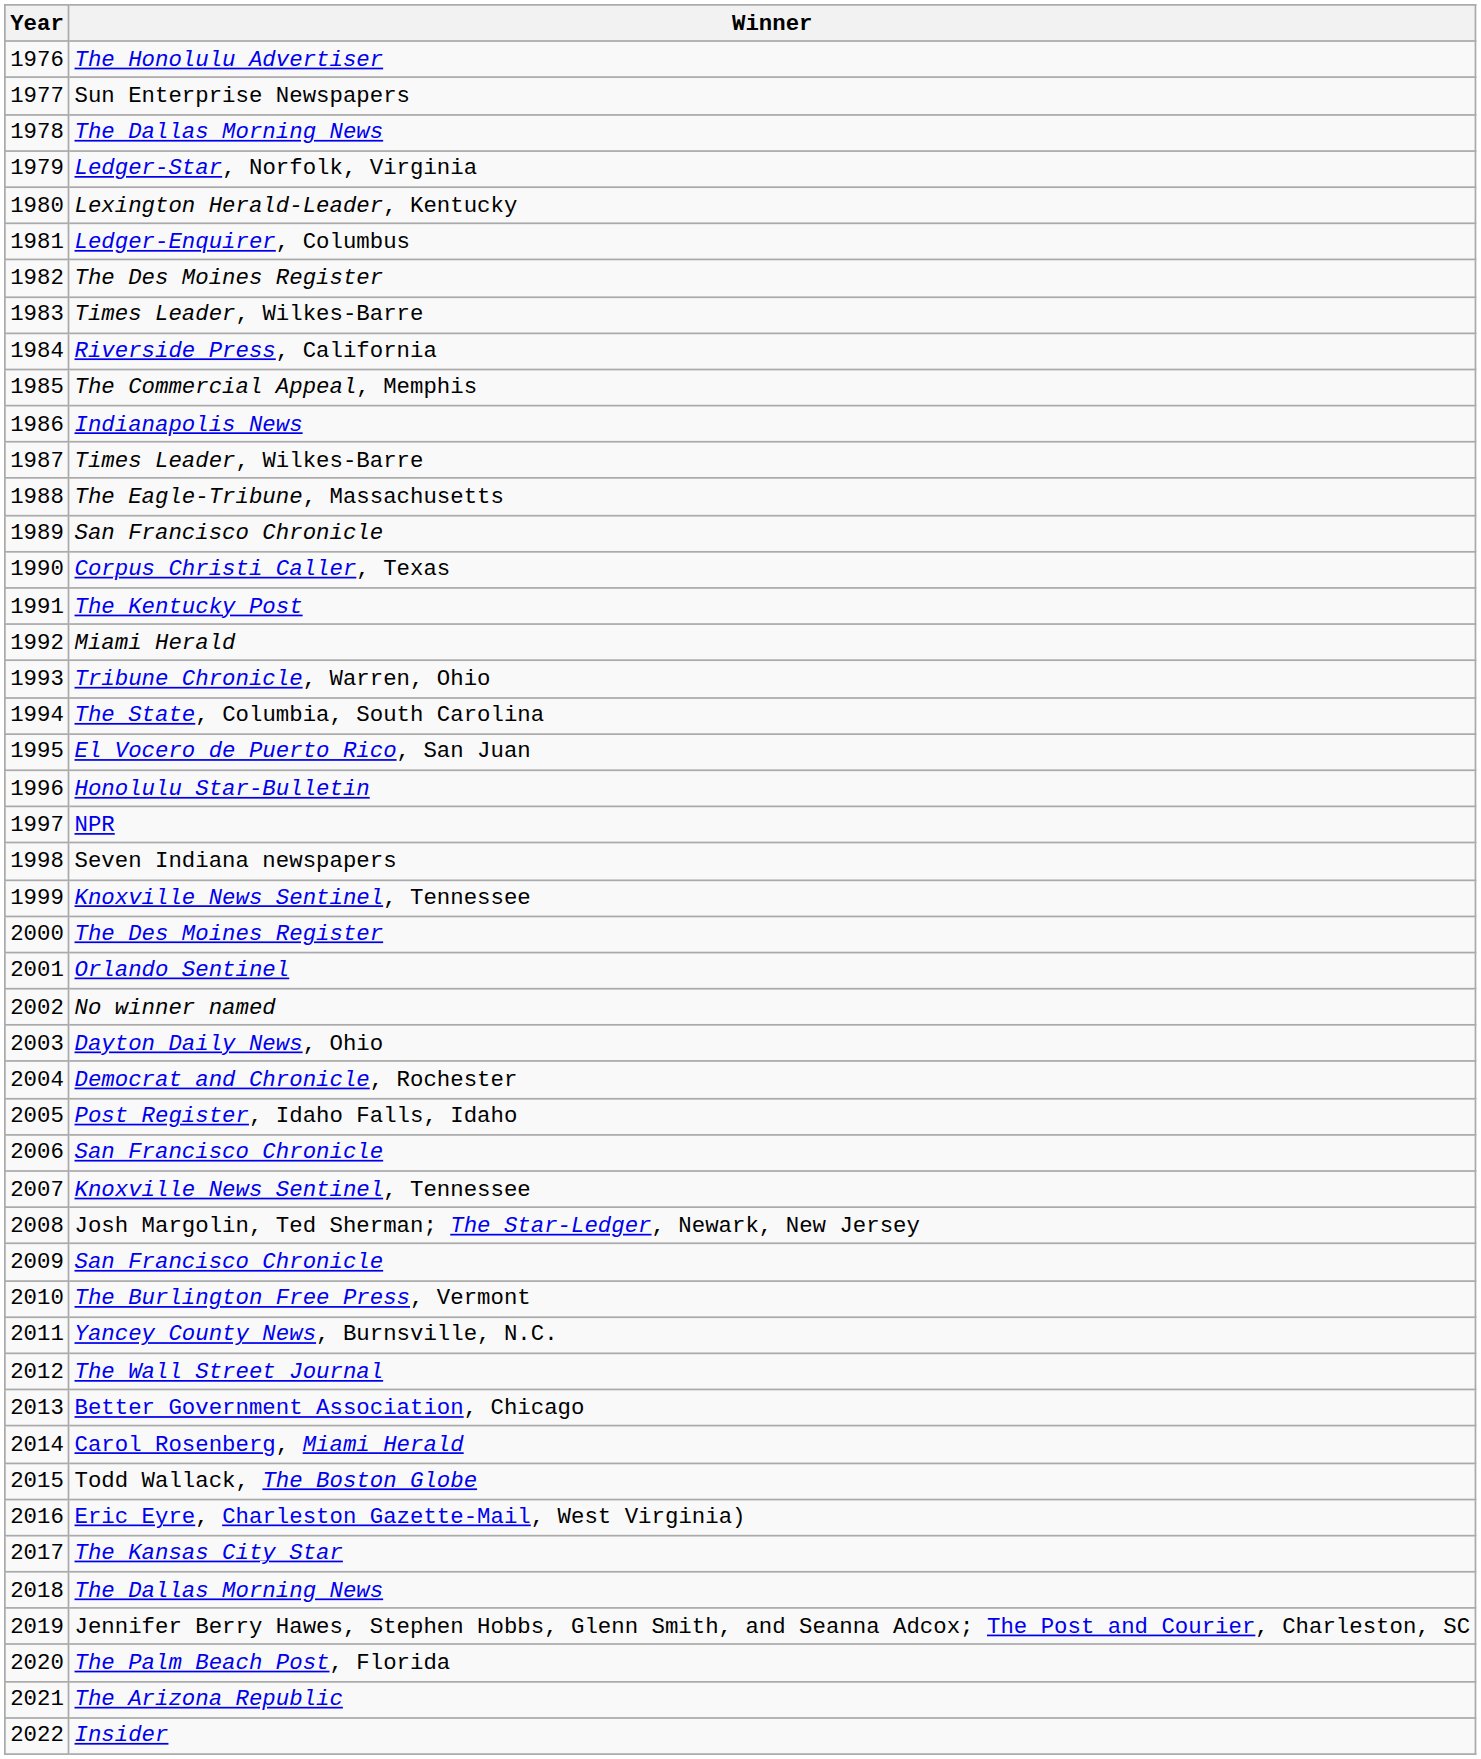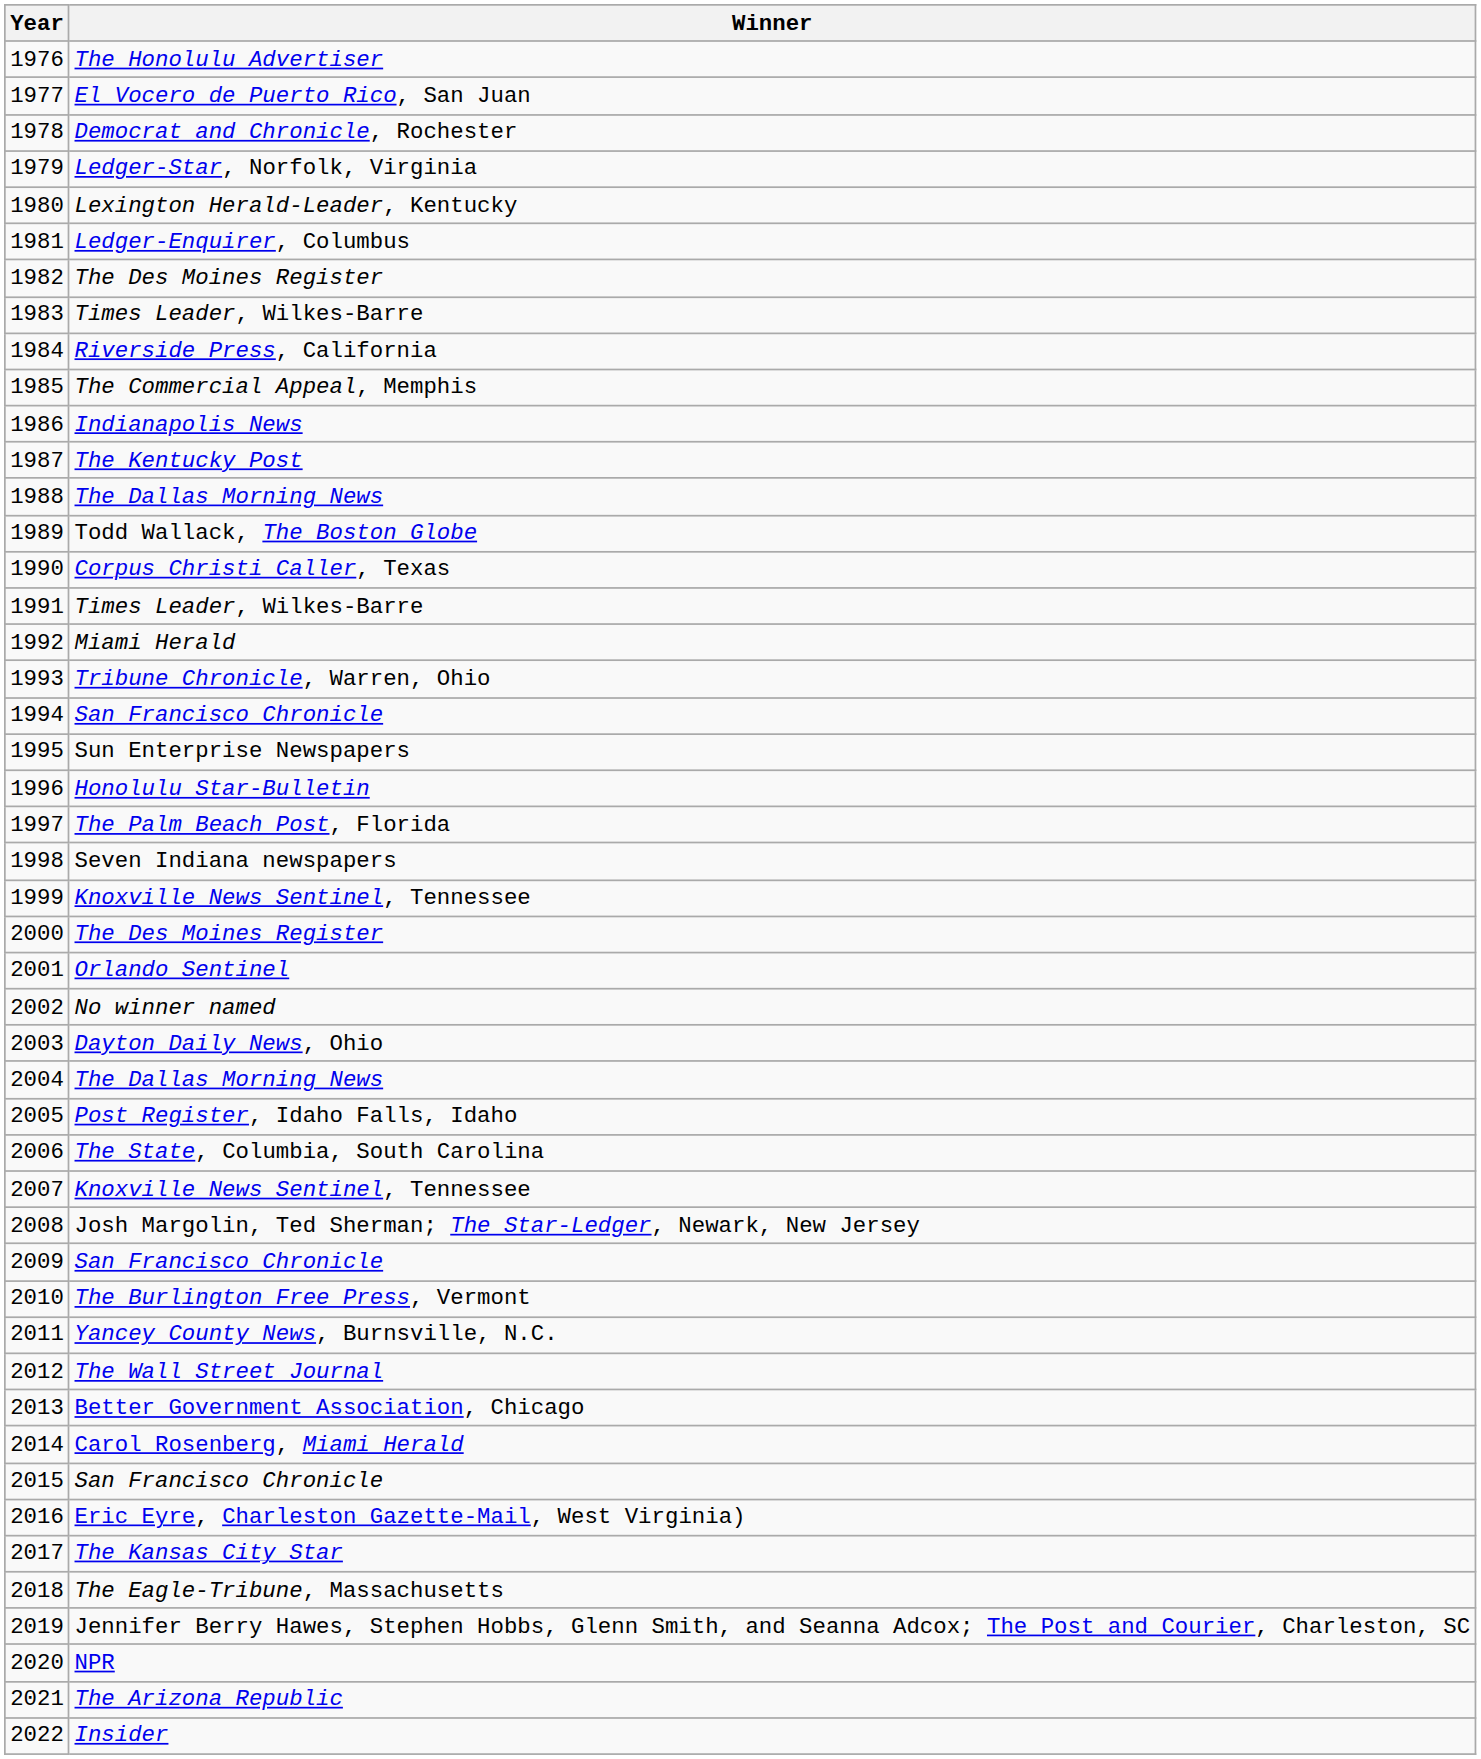(242, 96) Sun Enterprise Newspapers -> (303, 96) El Vocero de Puerto Rico, San Juan
(229, 132) The Dallas Morning News -> (296, 132) Democrat and Chronicle, Rochester
(249, 460) Times Leader, Wilkes-Barre -> (189, 460) The Kentucky Post
(289, 497) The Eagle-Tribune, Massachusetts -> (229, 497) The Dallas Morning News
(229, 533) San Francisco Chronicle -> (276, 533) Todd Wallack, The Boston Globe
(189, 606) The Kentucky Post -> (249, 606) Times Leader, Wilkes-Barre
(309, 715) The State, Columbia, South Carolina -> (229, 715) San Francisco Chronicle
(303, 752) El Vocero de Puerto Rico, San Juan -> (242, 752) Sun Enterprise Newspapers
(95, 825) NPR -> (262, 825) The Palm Beach Post, Florida
(296, 1080) Democrat and Chronicle, Rochester -> (229, 1080) The Dallas Morning News
(229, 1153) San Francisco Chronicle -> (309, 1153) The State, Columbia, South Carolina
(276, 1481) Todd Wallack, The Boston Globe -> (229, 1481) San Francisco Chronicle
(229, 1590) The Dallas Morning News -> (289, 1590) The Eagle-Tribune, Massachusetts
(262, 1663) The Palm Beach Post, Florida -> (95, 1663) NPR
